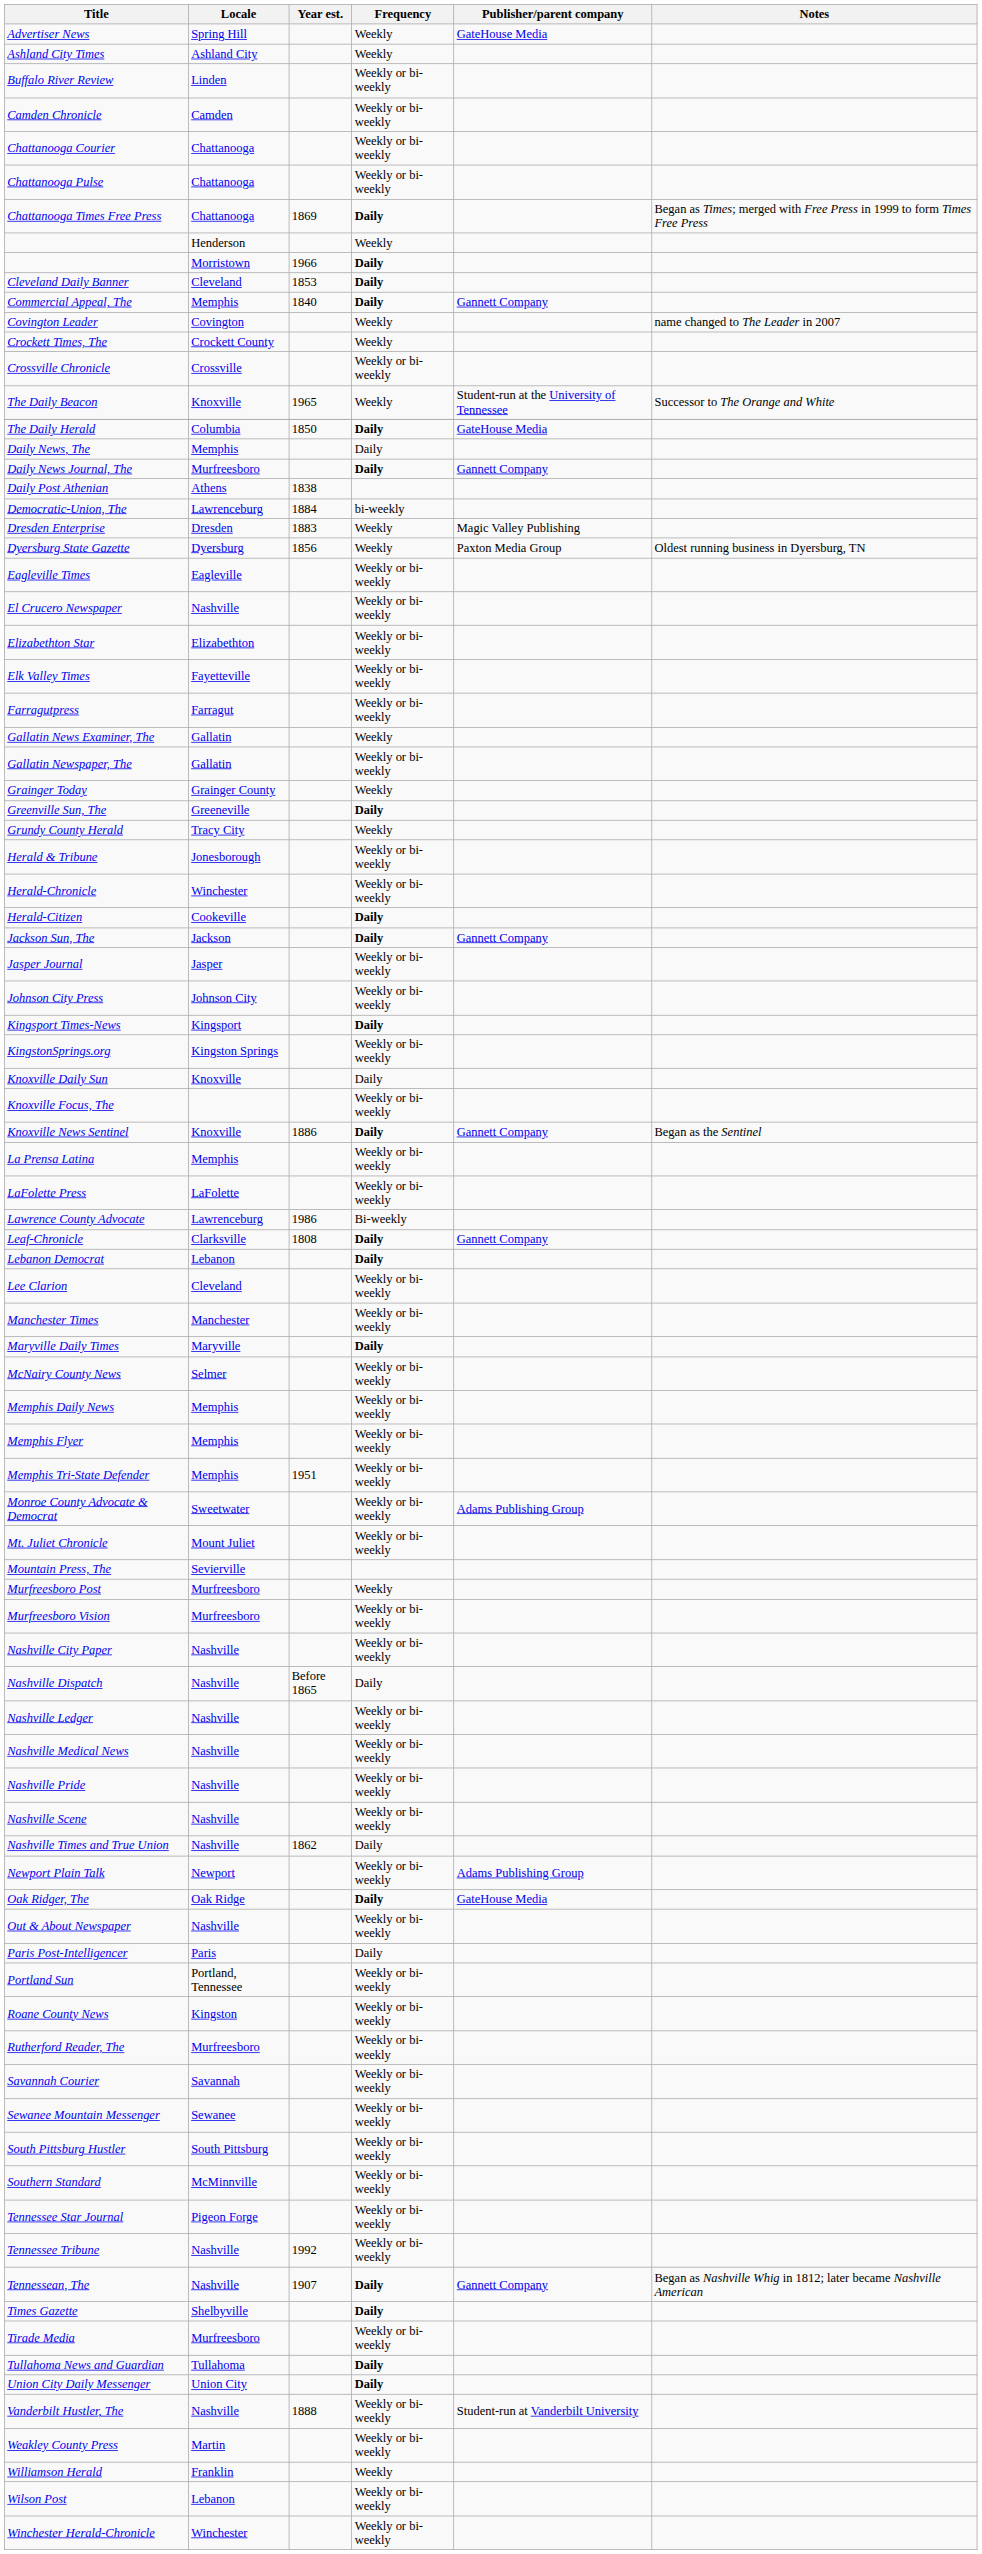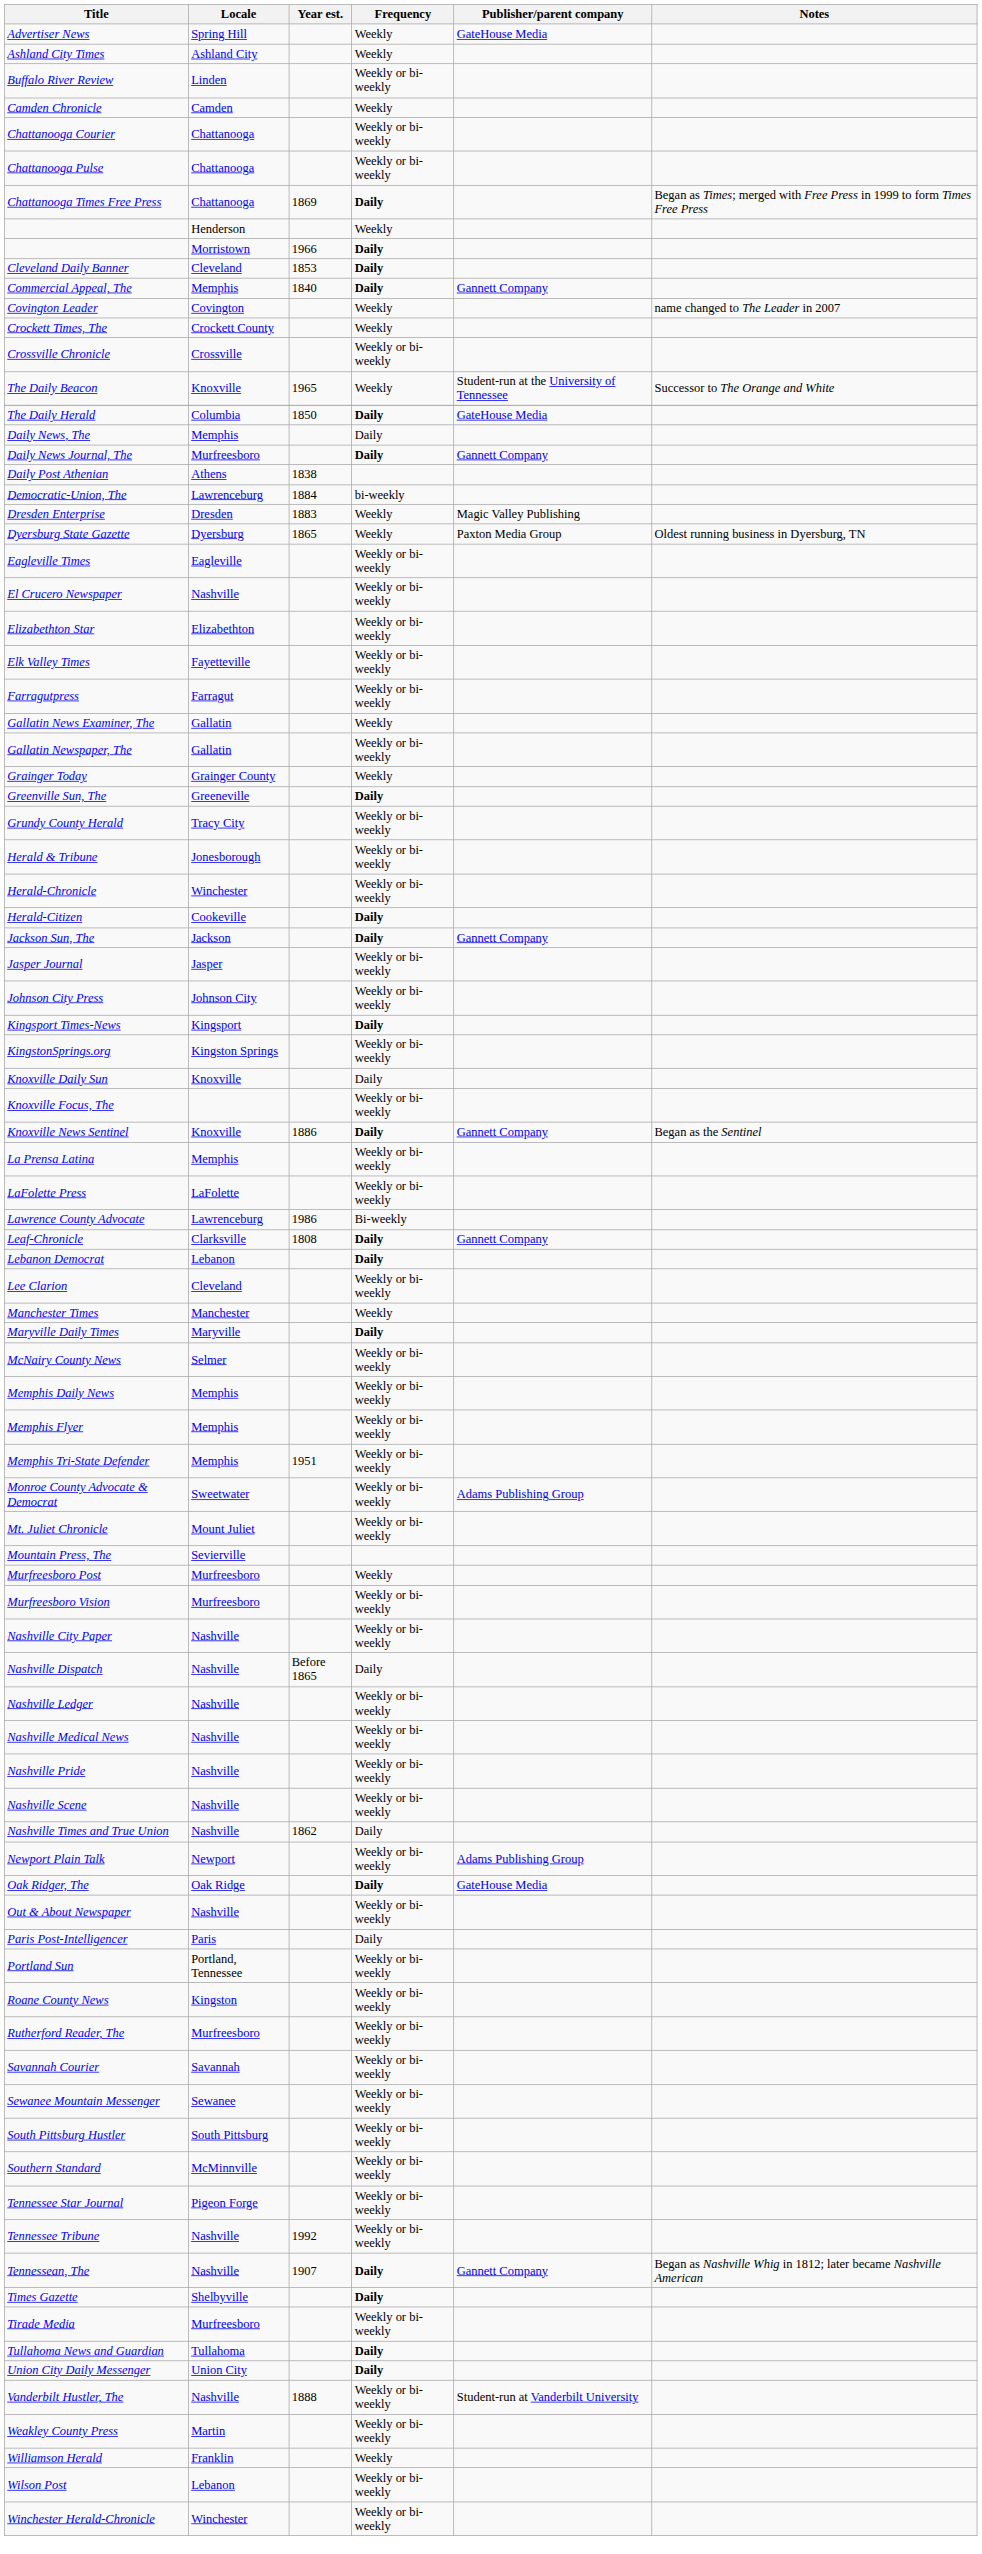(389, 114) Weekly or bi-weekly -> (374, 107) Weekly
(304, 548) 1856 -> (304, 534) 1865
(374, 830) Weekly -> (389, 823) Weekly or bi-weekly
(389, 1319) Weekly or bi-weekly -> (374, 1312) Weekly
